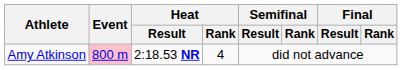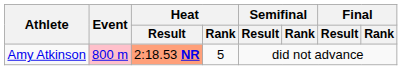(167, 55) no background -> (167, 55) lightsalmon background
(221, 55) 4 -> (221, 55) 5
